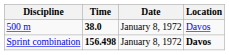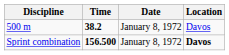(93, 27) 38.0 -> (93, 27) 38.2
(100, 42) 156.498 -> (100, 42) 156.500
